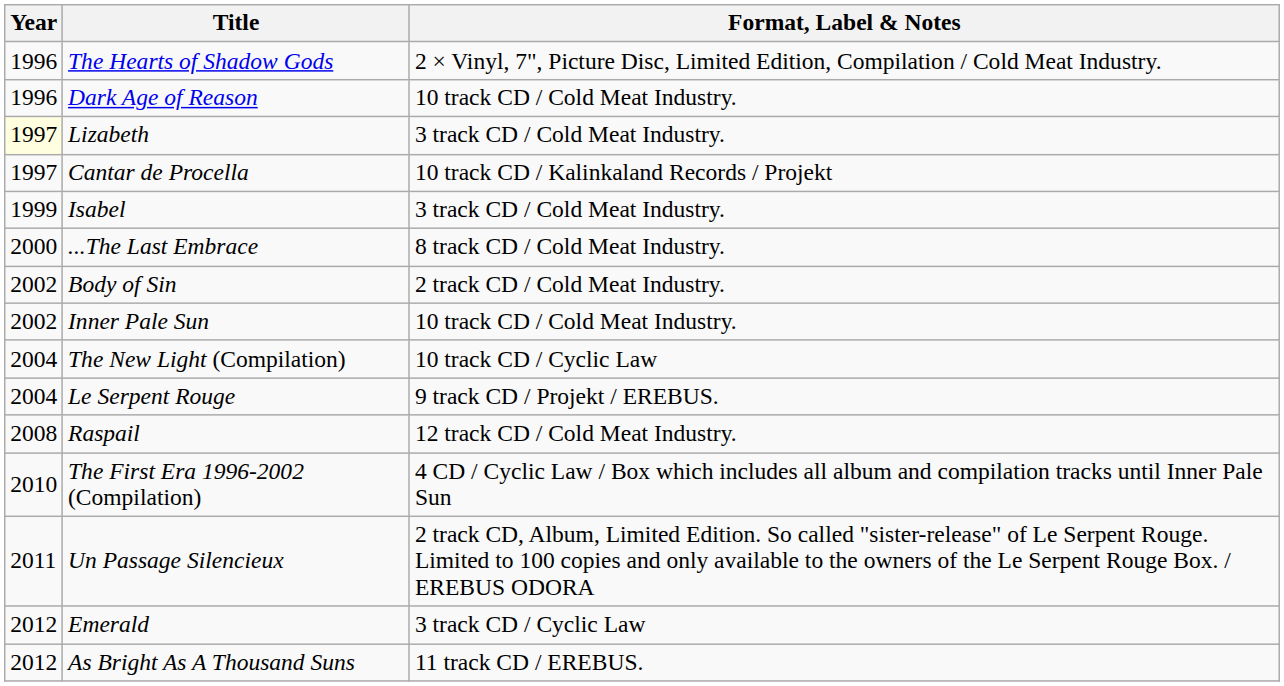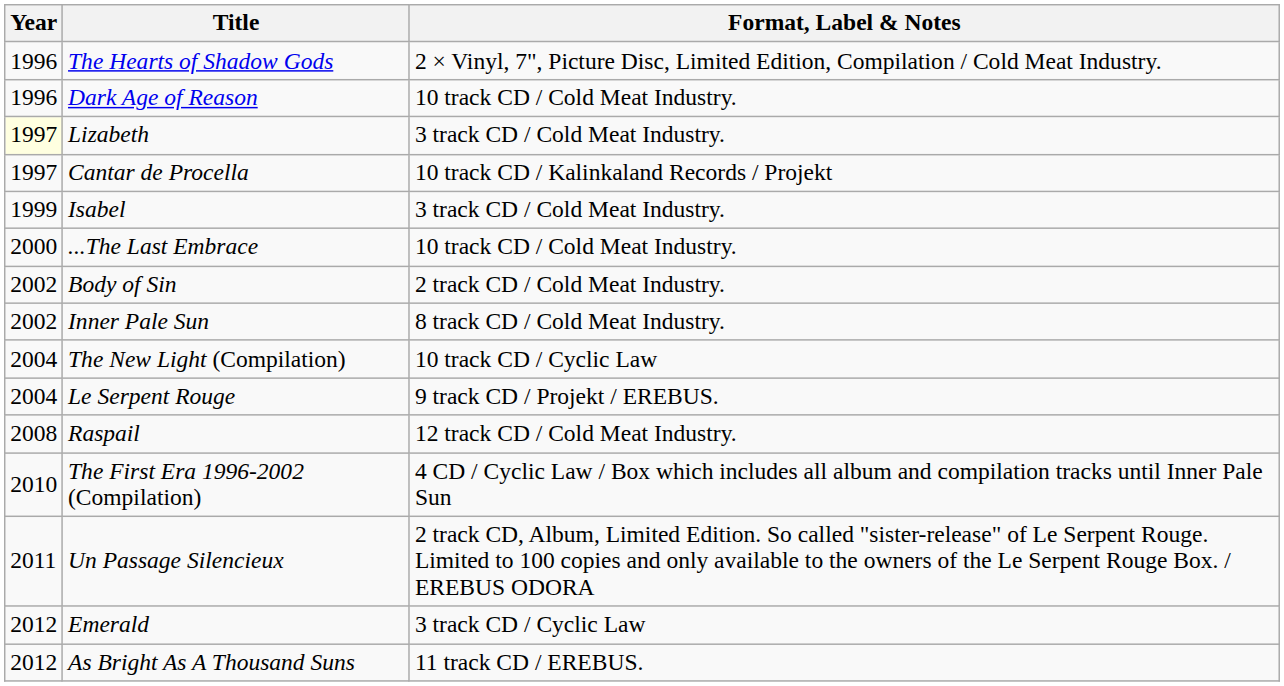(570, 246) 8 track CD / Cold Meat Industry. -> (576, 246) 10 track CD / Cold Meat Industry.
(576, 321) 10 track CD / Cold Meat Industry. -> (570, 321) 8 track CD / Cold Meat Industry.
